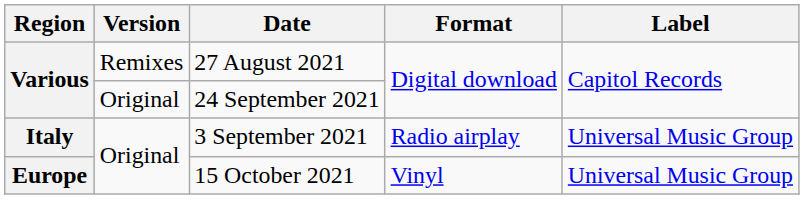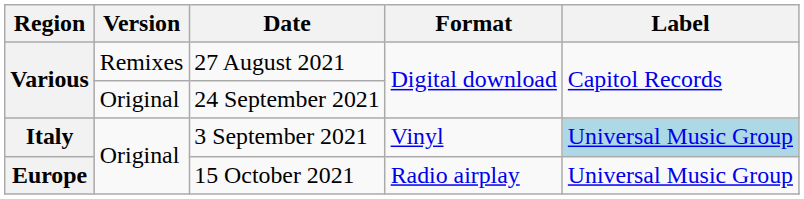(455, 136) Radio airplay -> (417, 136) Vinyl
(680, 136) no background -> (680, 136) lightblue background
(417, 174) Vinyl -> (455, 174) Radio airplay
